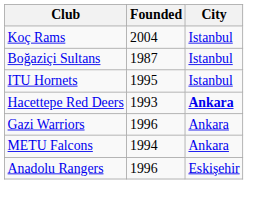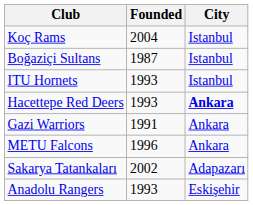(144, 80) 1995 -> (144, 80) 1993
(144, 124) 1996 -> (144, 124) 1991
(144, 146) 1994 -> (144, 146) 1996
+ row: (62, 168)
(144, 168) 1996 -> (144, 189) 1993
